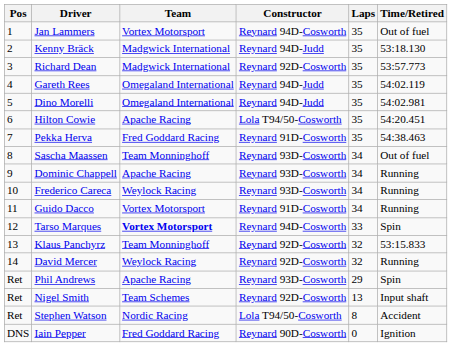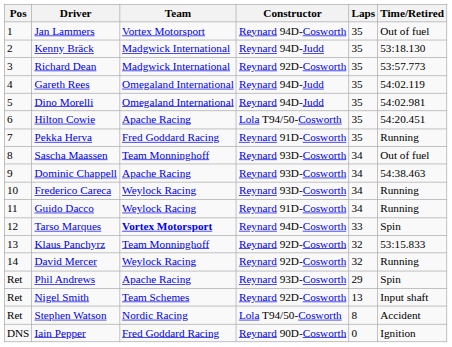(403, 137) 54:38.463 -> (400, 137) Running
(400, 173) Running -> (403, 173) 54:38.463
(164, 208) Vortex Motorsport -> (159, 208) Weylock Racing
